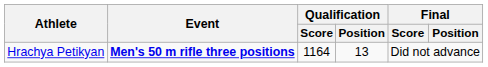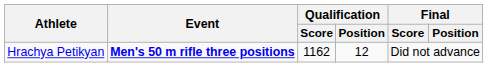(317, 53) 1164 -> (317, 53) 1162
(362, 53) 13 -> (362, 53) 12
